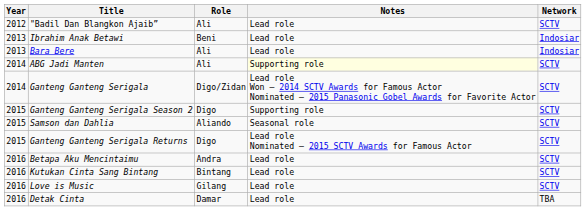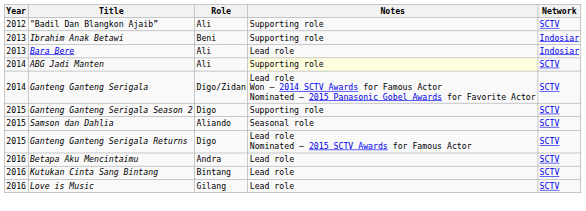(272, 24) Lead role -> (287, 24) Supporting role
(272, 38) Lead role -> (287, 38) Supporting role
- row: (57, 200)
